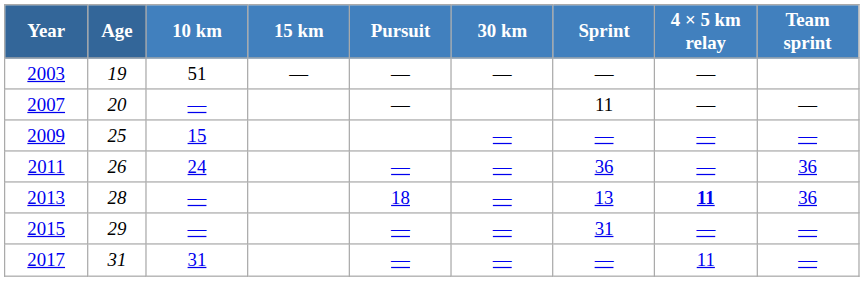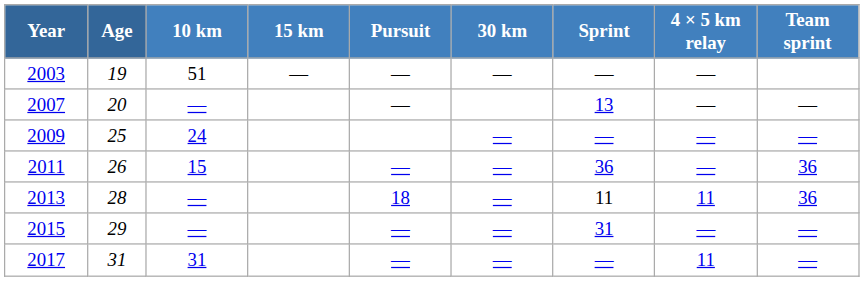(604, 104) 11 -> (604, 104) 13
(197, 135) 15 -> (197, 135) 24
(197, 166) 24 -> (197, 166) 15
(604, 197) 13 -> (604, 197) 11
(706, 197) bold -> (706, 197) normal
